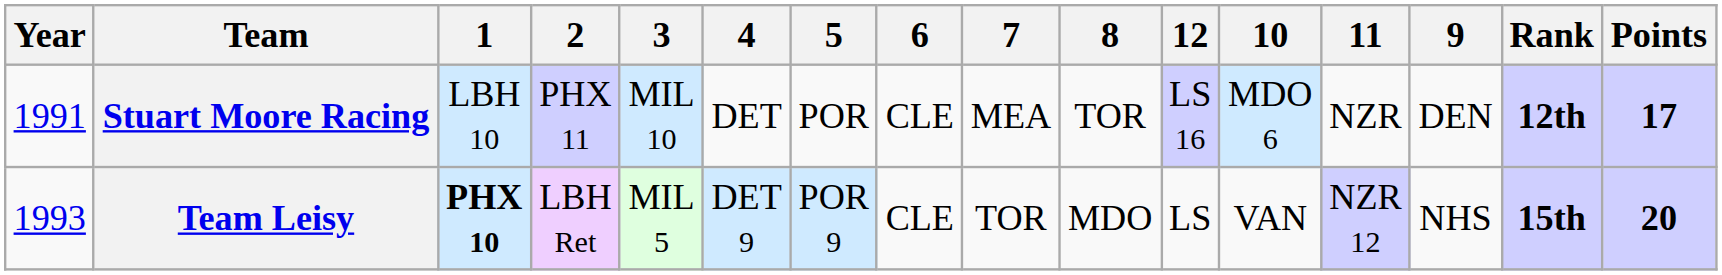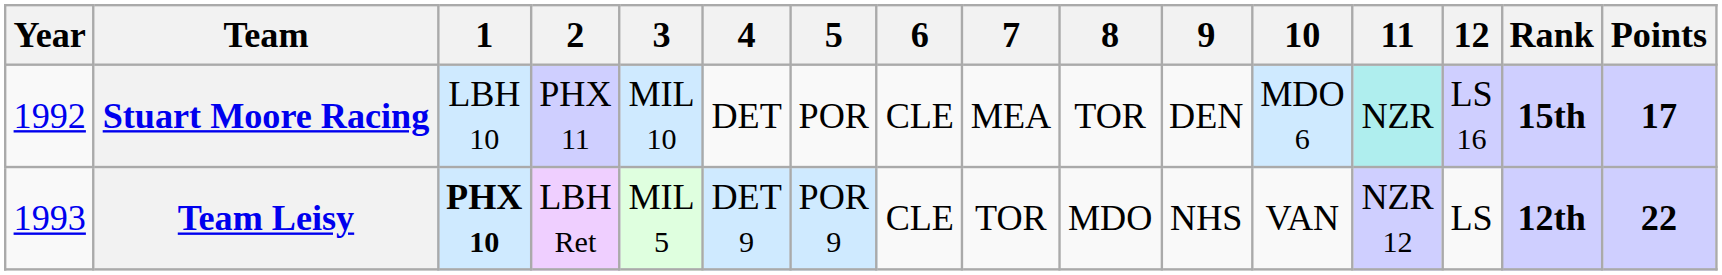columns swapped: (1456, 34) <-> (1190, 34)
(50, 115) 1991 -> (50, 115) 1992
(1365, 115) no background -> (1398, 115) paleturquoise background
(1552, 115) 12th -> (1552, 115) 15th
(1552, 218) 15th -> (1552, 218) 12th
(1659, 218) 20 -> (1659, 218) 22
